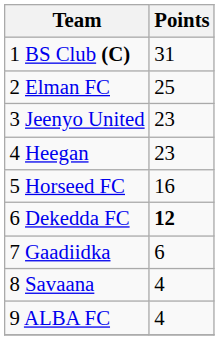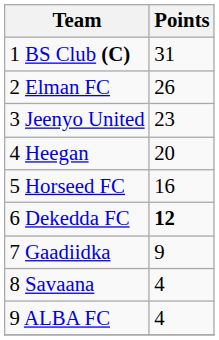(165, 86) 25 -> (165, 86) 26
(165, 152) 23 -> (165, 152) 20
(159, 251) 6 -> (159, 251) 9
